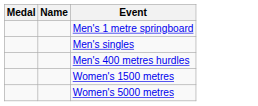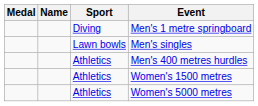+ column: (99, 13)
